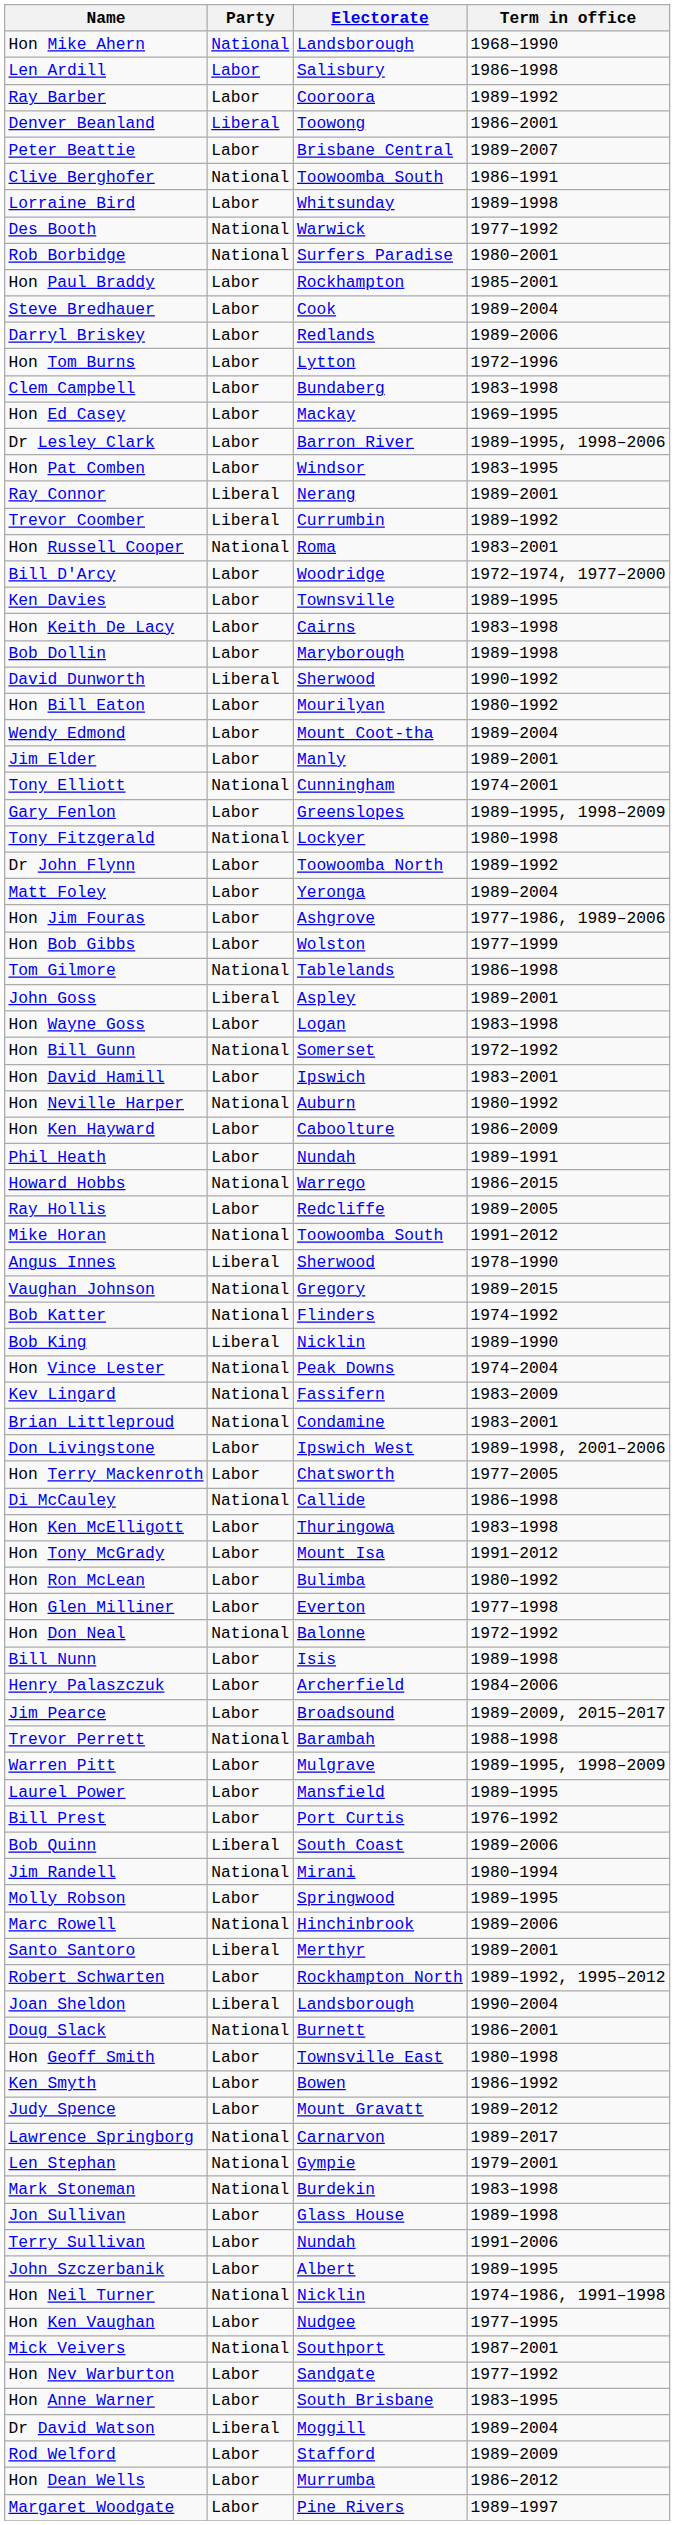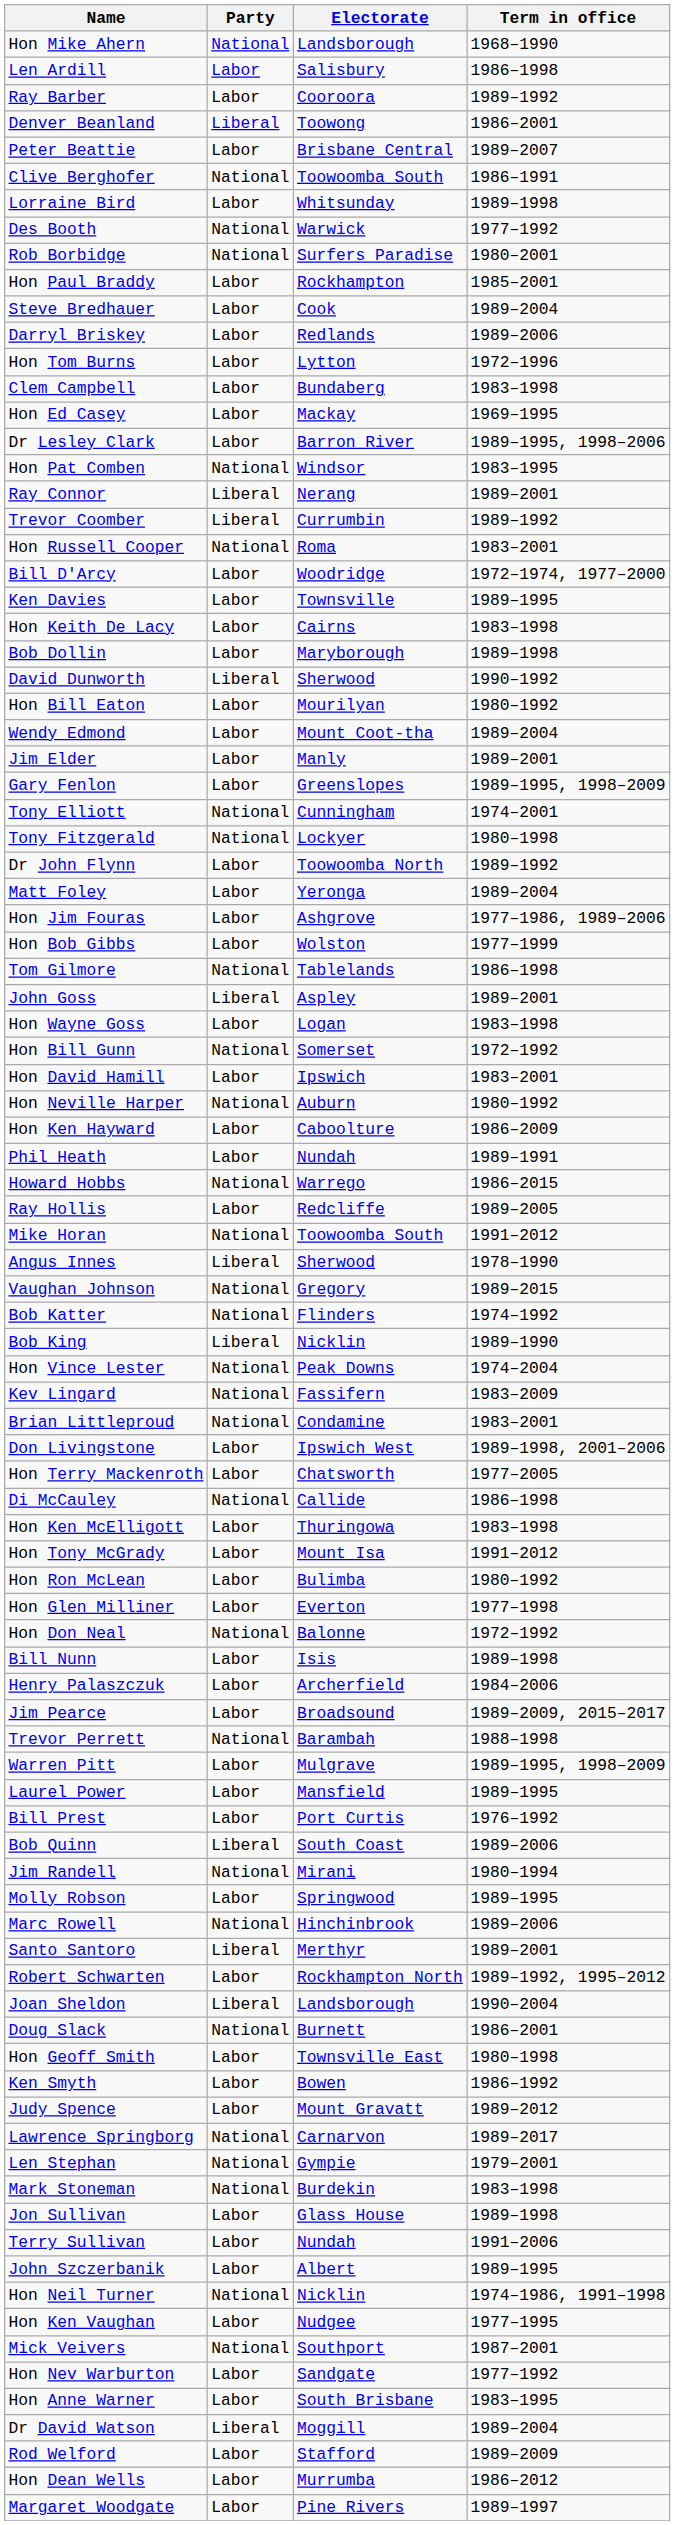(236, 468) Labor -> (250, 468) National
rows swapped: (67, 786) <-> (62, 812)
